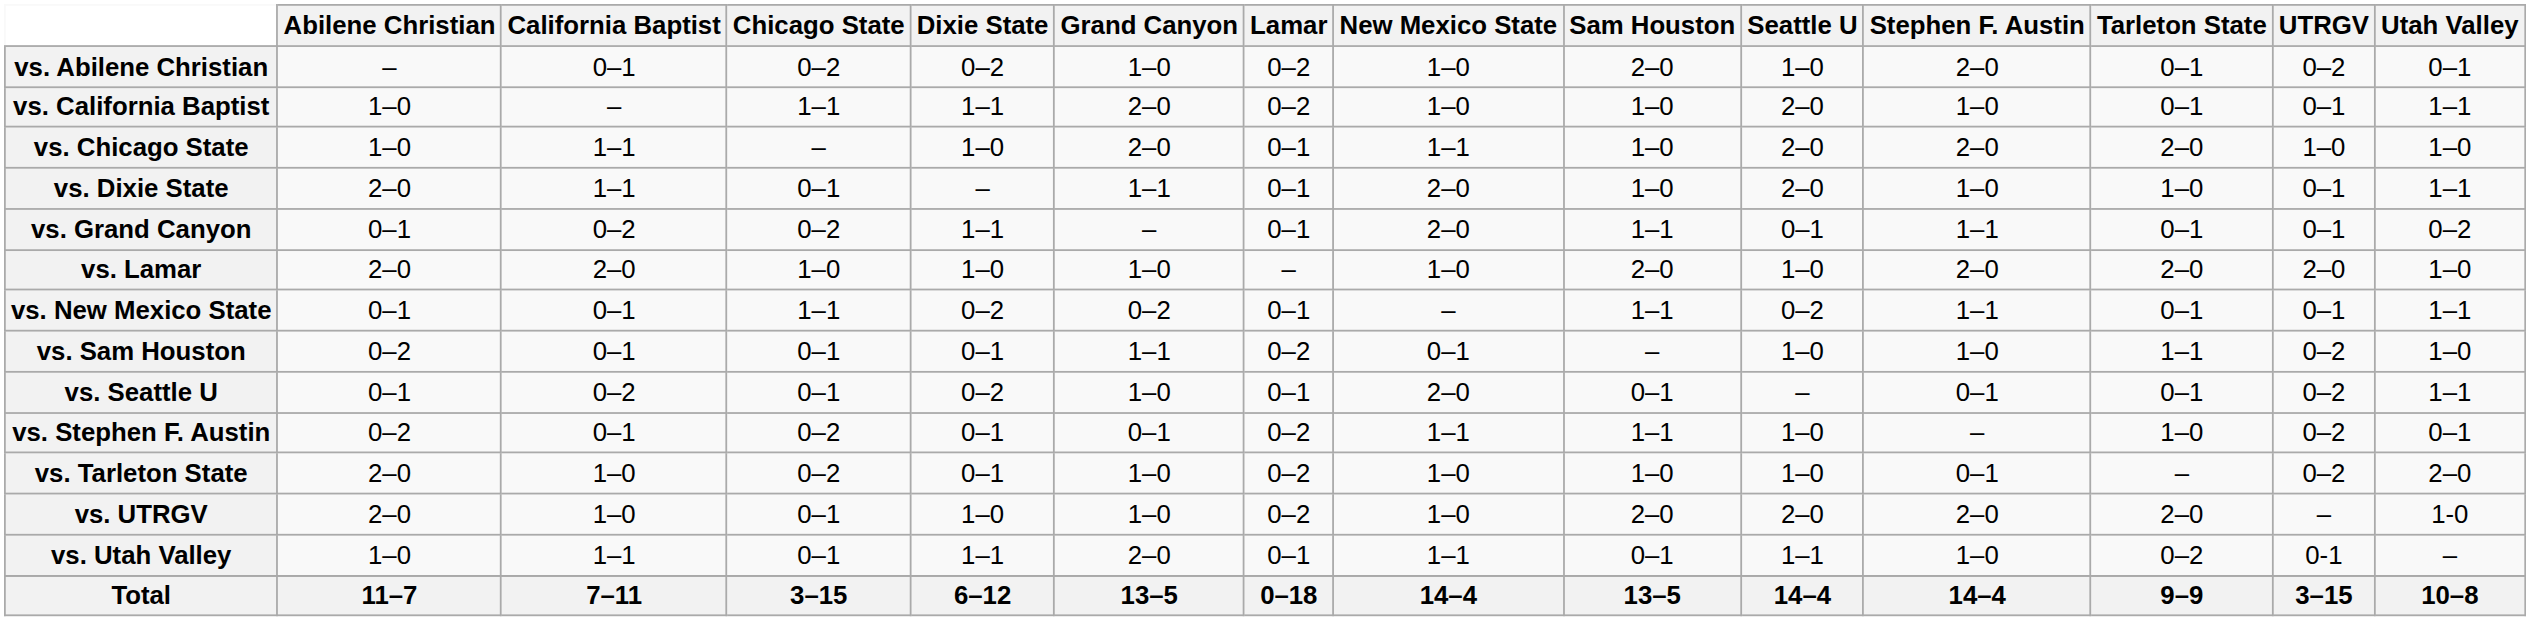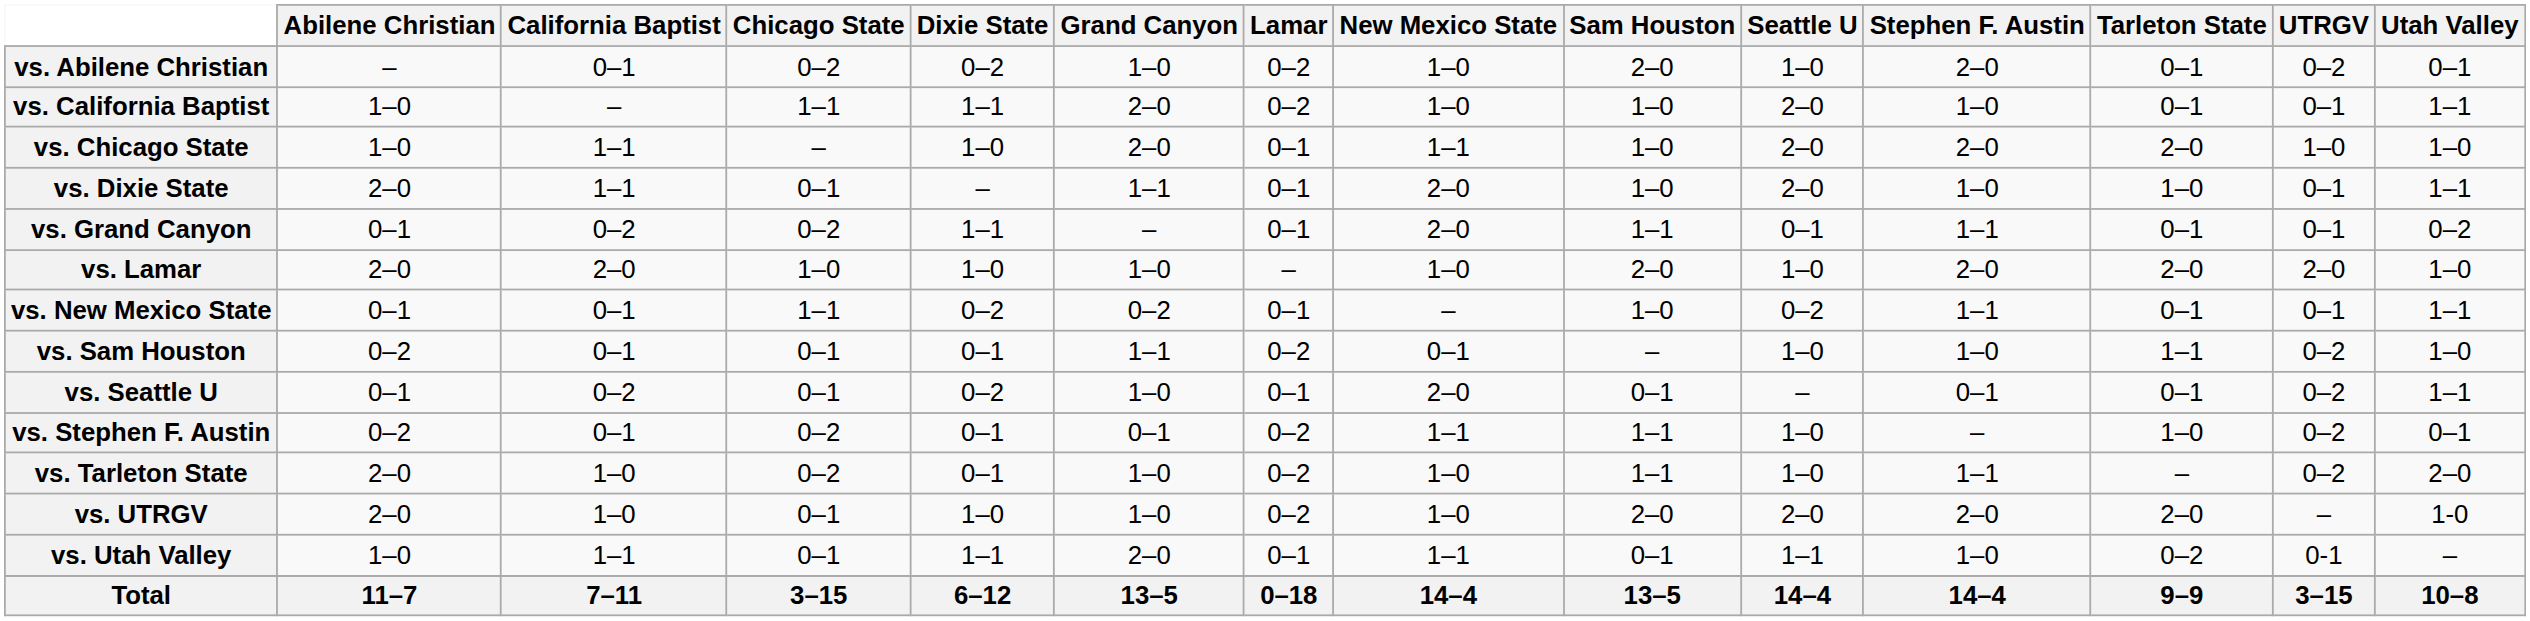(1652, 311) 1–1 -> (1652, 311) 1–0
(1652, 474) 1–0 -> (1652, 474) 1–1
(1977, 474) 0–1 -> (1977, 474) 1–1
